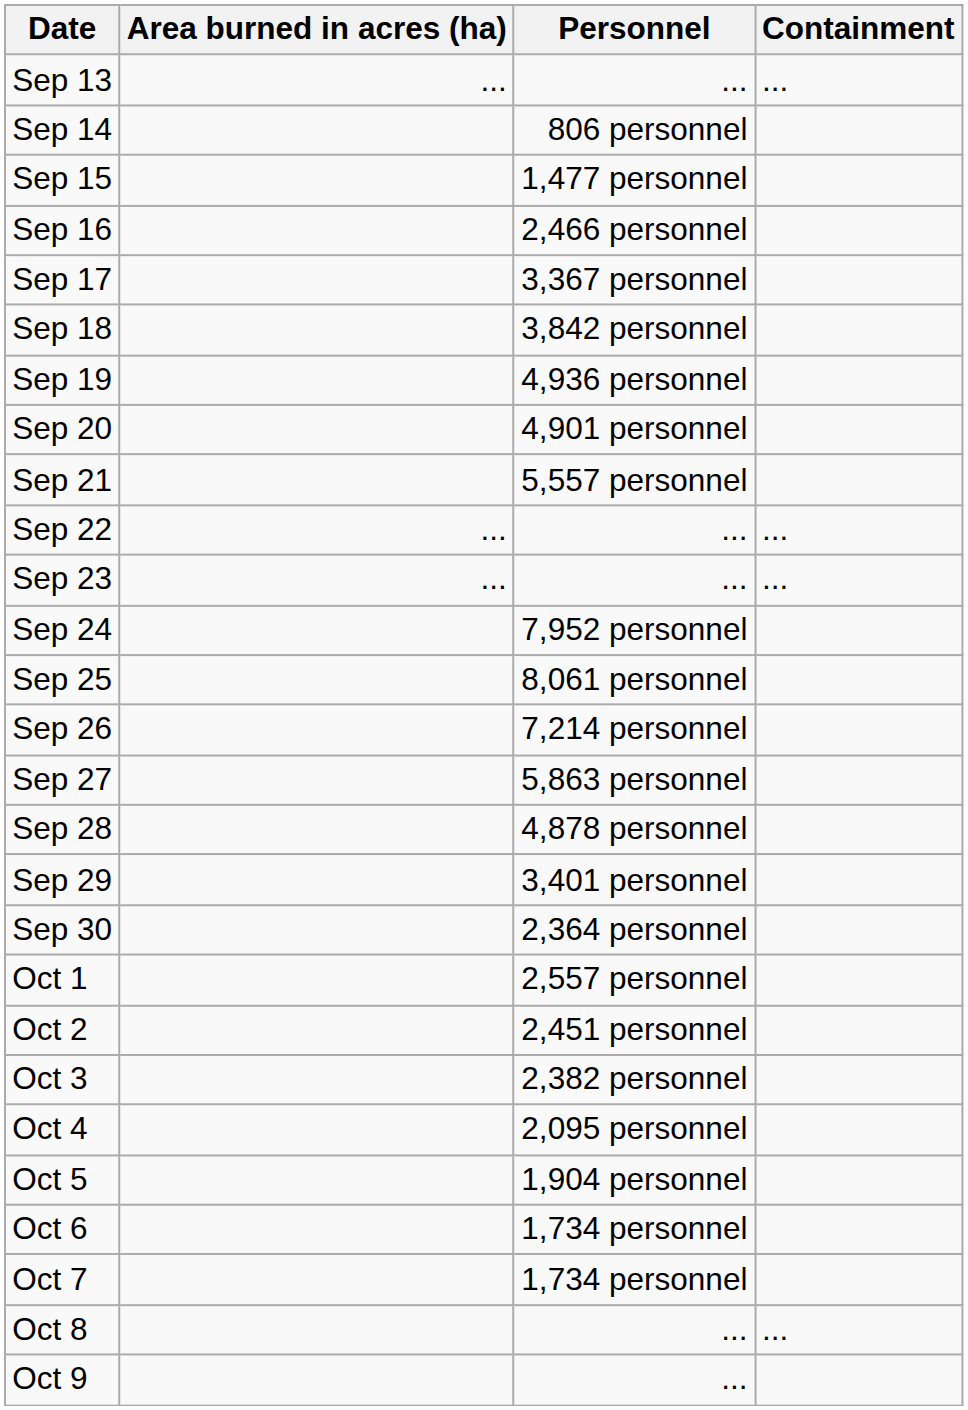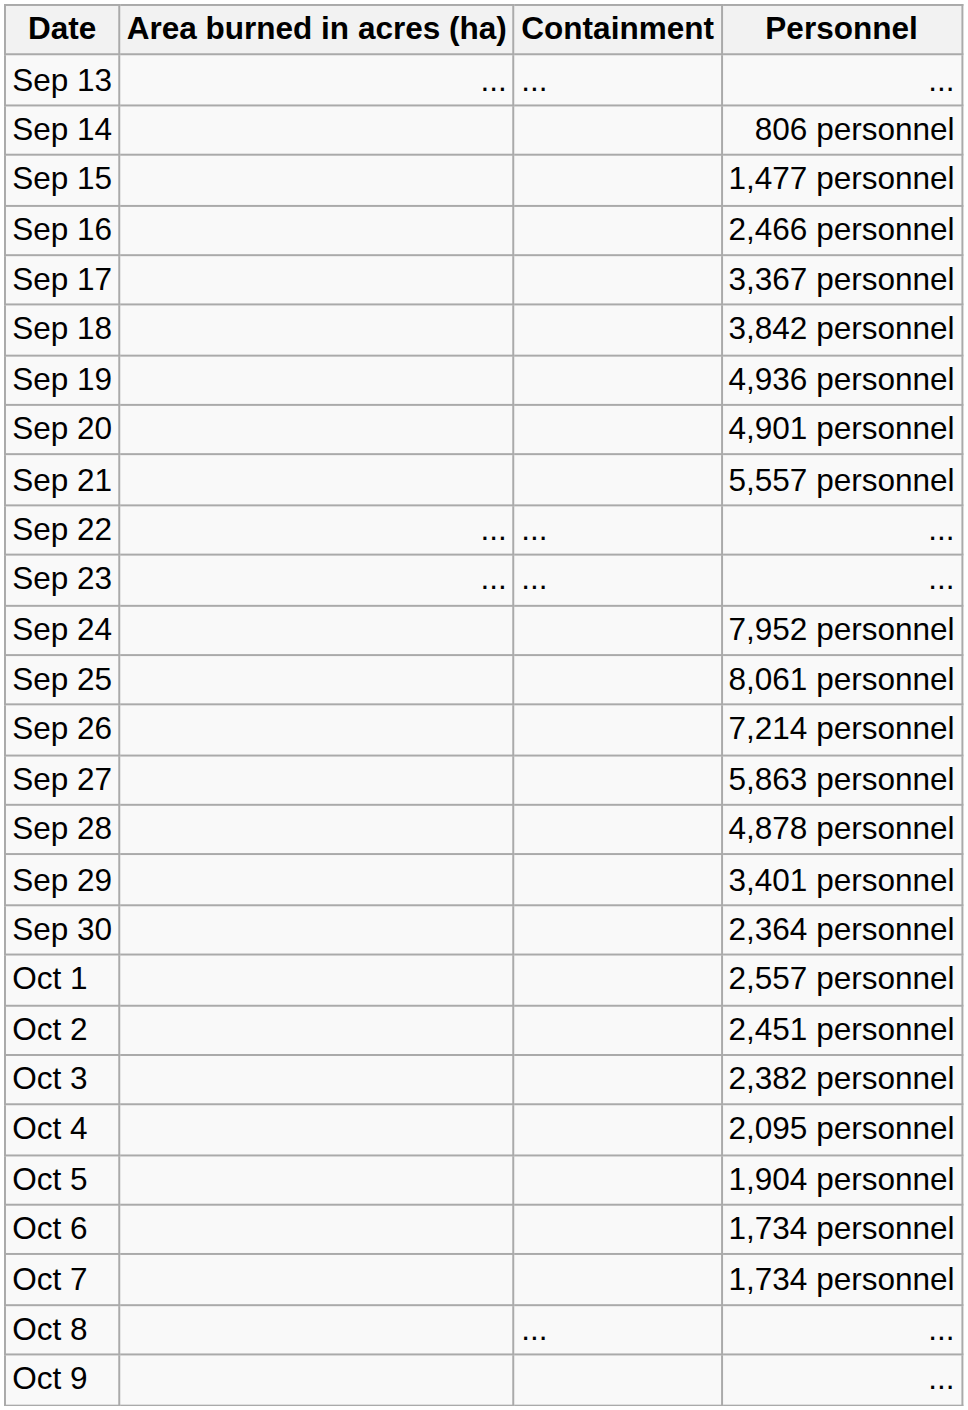columns swapped: (634, 29) <-> (858, 29)
